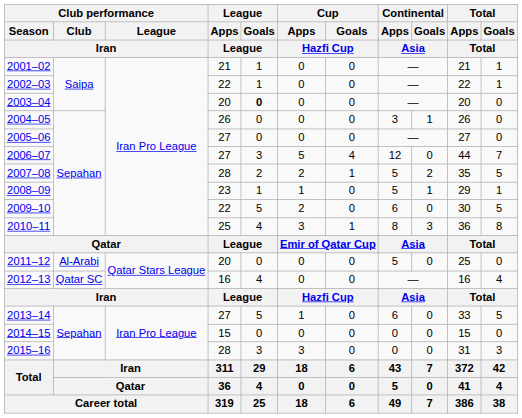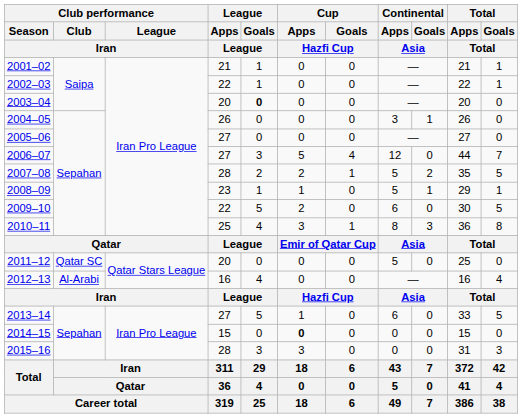(79, 262) Al-Arabi -> (79, 262) Qatar SC
(79, 279) Qatar SC -> (79, 279) Al-Arabi
(301, 333) normal -> (301, 333) bold
